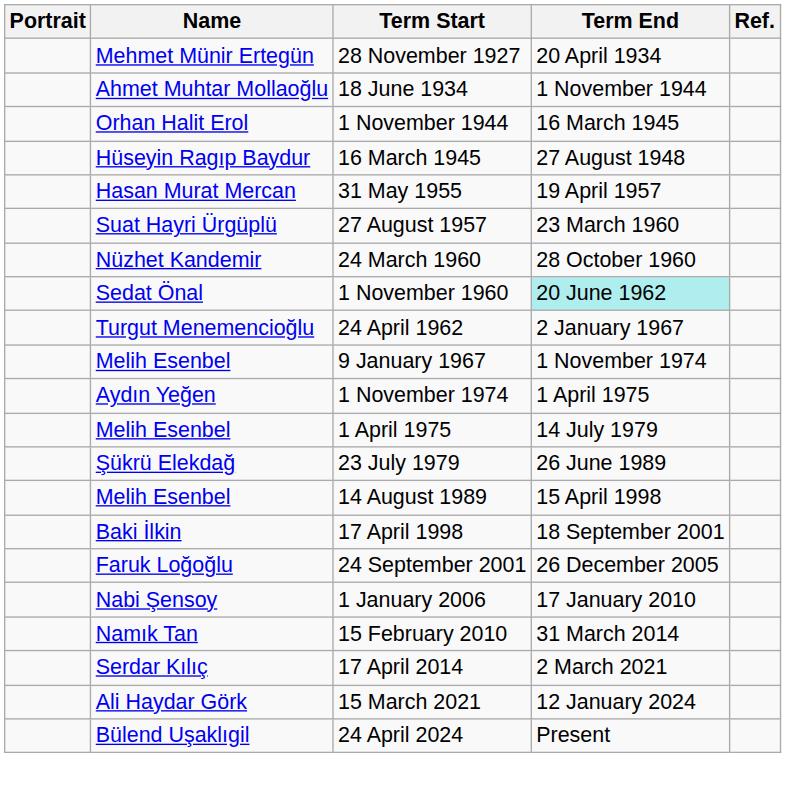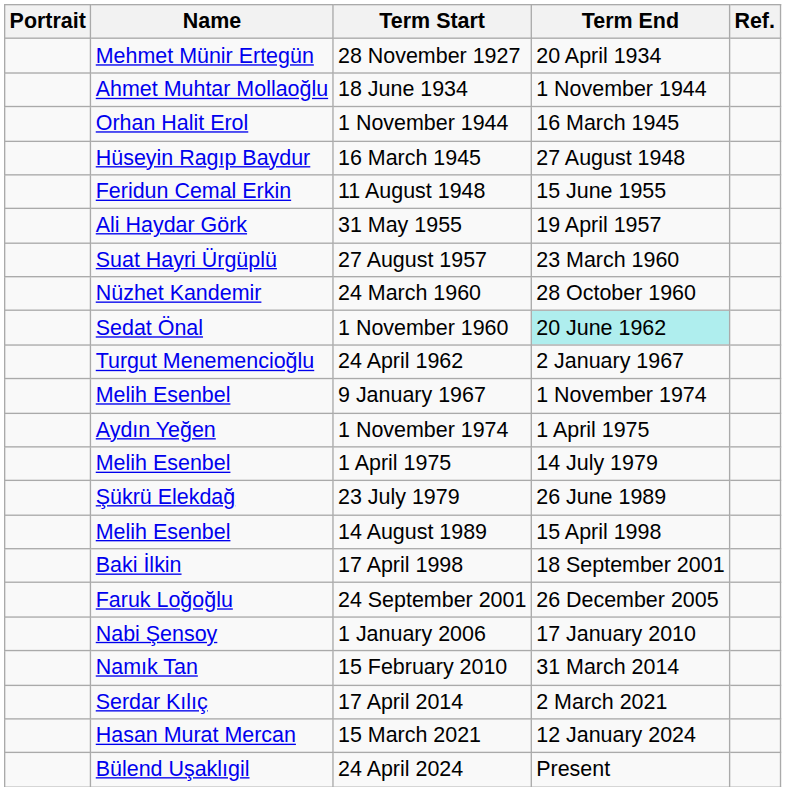+ row: (412, 191)
(196, 191) Hasan Murat Mercan -> (171, 225) Ali Haydar Görk
(171, 701) Ali Haydar Görk -> (196, 735) Hasan Murat Mercan
